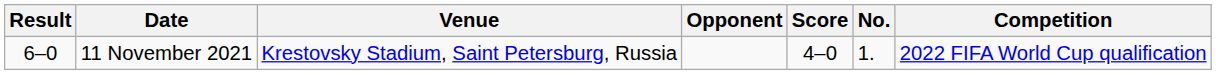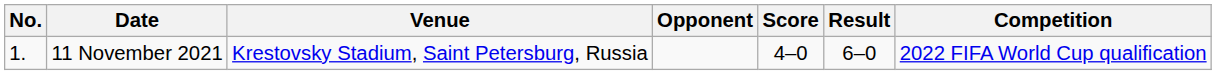columns swapped: (874, 20) <-> (40, 20)
